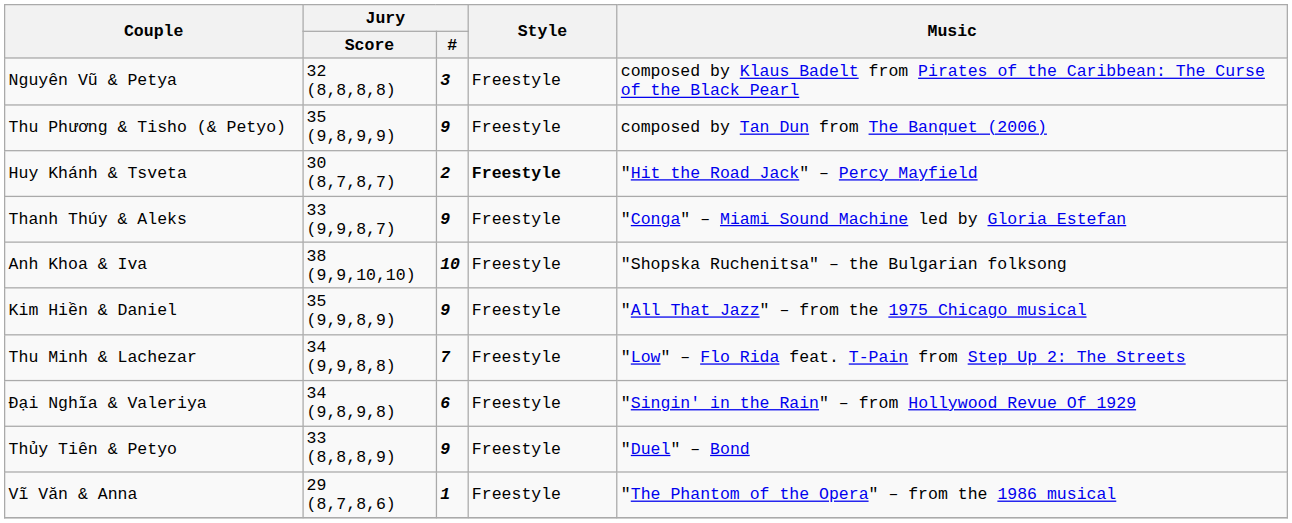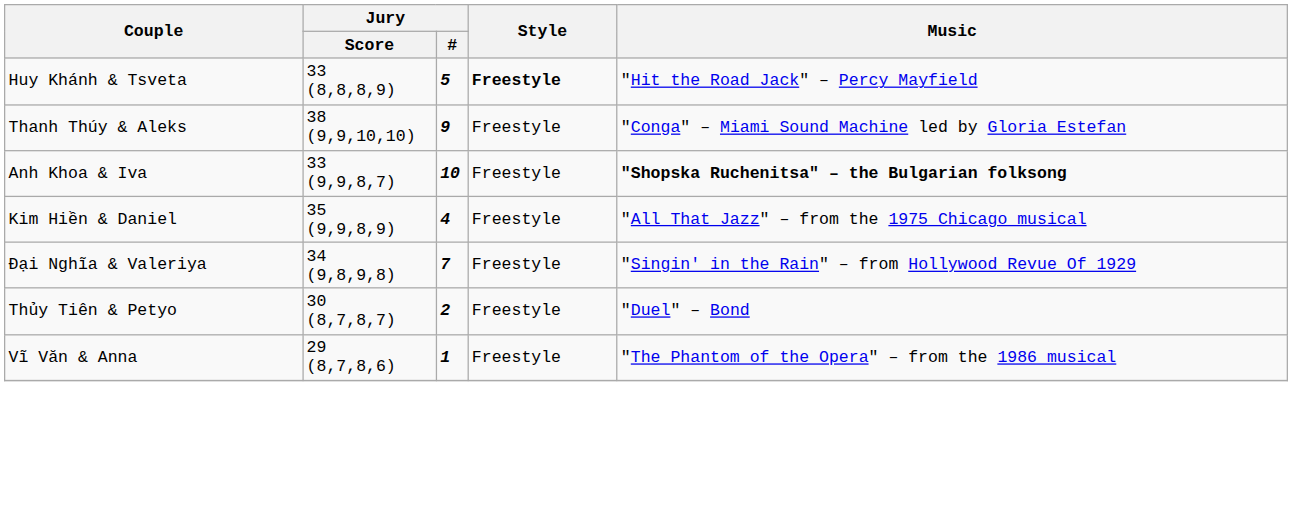- row: (93, 81)
- row: (147, 127)
(351, 173) 30 (8,7,8,7) -> (351, 81) 33 (8,8,8,9)
(445, 173) 2 -> (445, 81) 5
(351, 219) 33 (9,9,8,7) -> (361, 127) 38 (9,9,10,10)
(361, 265) 38 (9,9,10,10) -> (351, 173) 33 (9,9,8,7)
(844, 265) normal -> (844, 173) bold
(445, 311) 9 -> (445, 219) 4
- row: (103, 357)
(445, 403) 6 -> (445, 265) 7
(351, 449) 33 (8,8,8,9) -> (351, 311) 30 (8,7,8,7)
(445, 449) 9 -> (445, 311) 2
